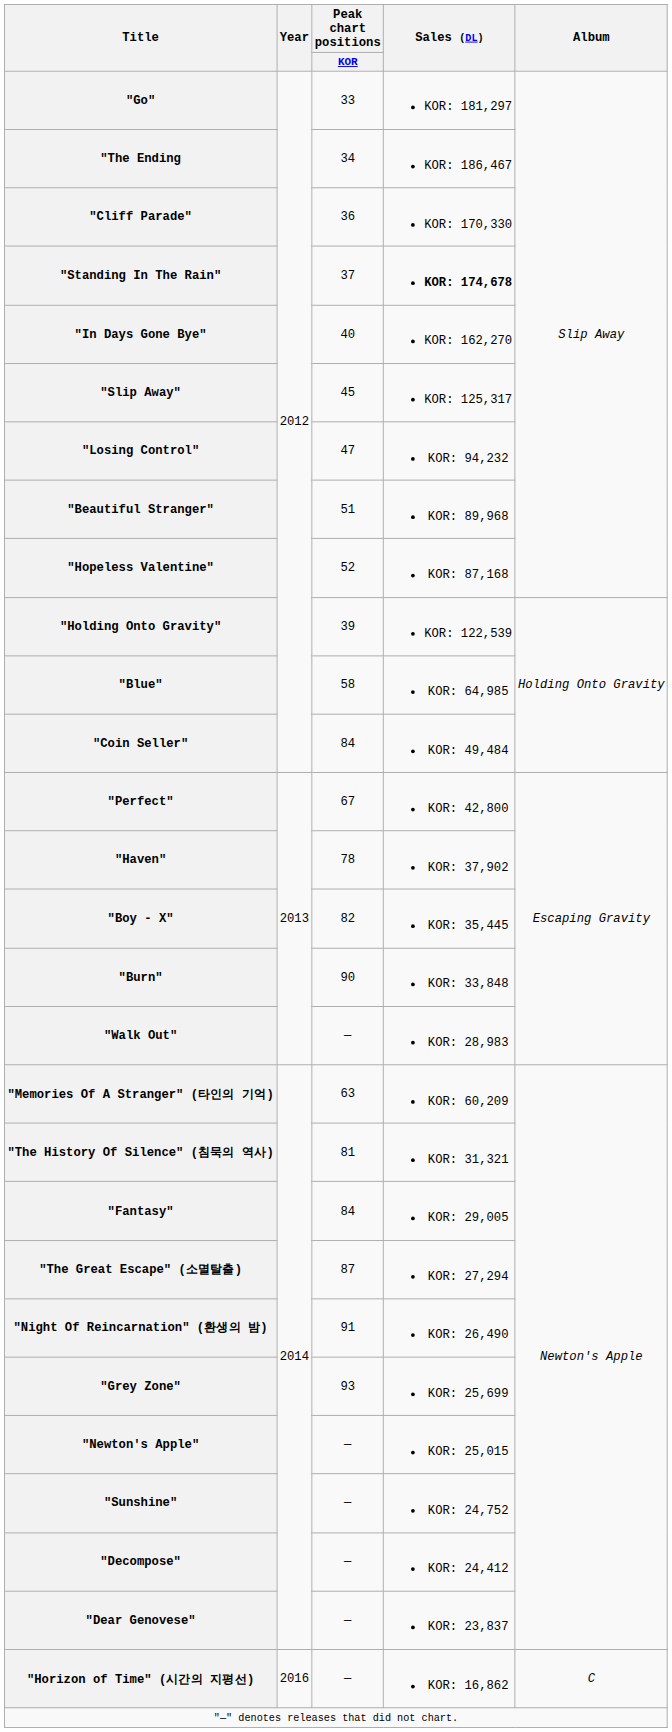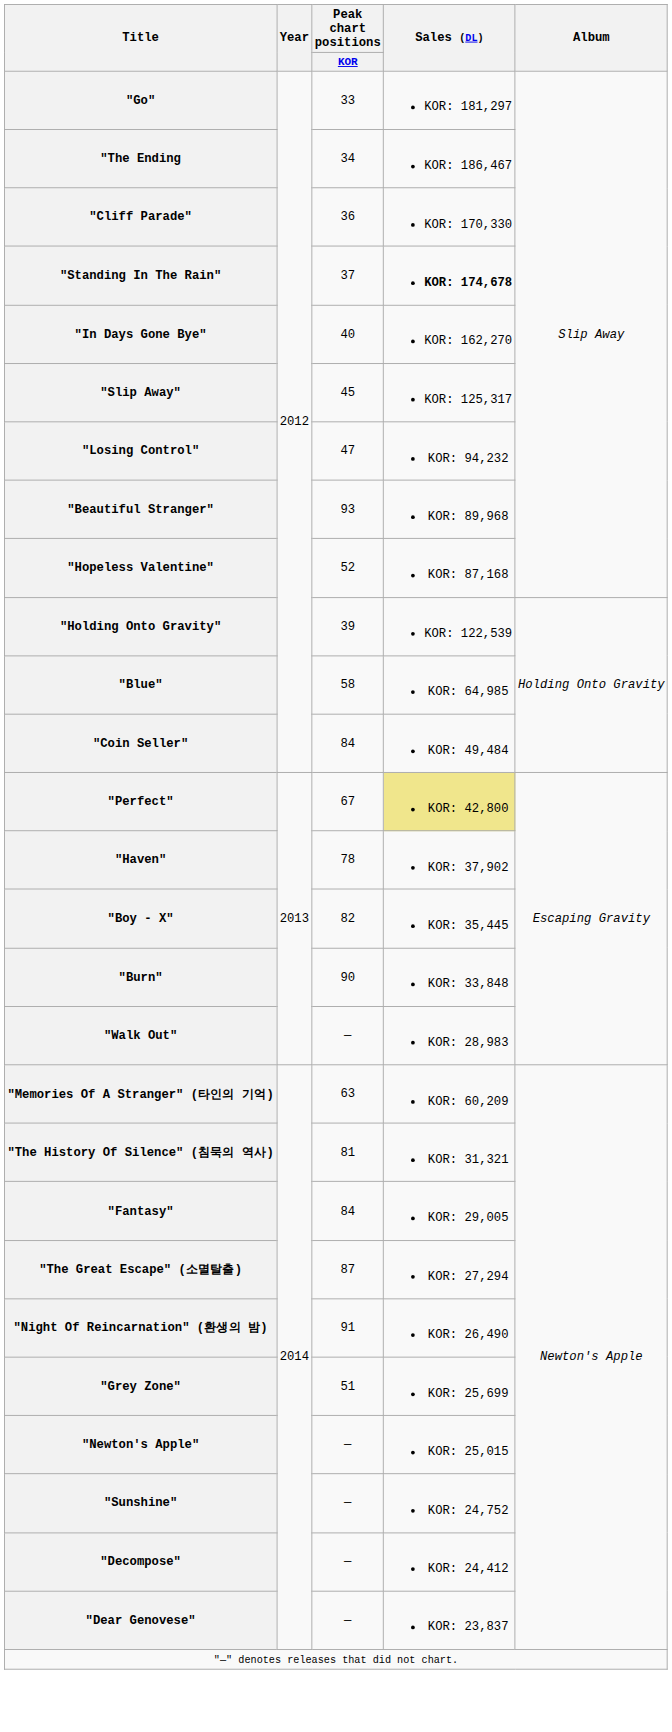(348, 509) 51 -> (348, 509) 93
(449, 809) no background -> (449, 809) khaki background
(348, 1386) 93 -> (348, 1386) 51
- row: (141, 1679)
